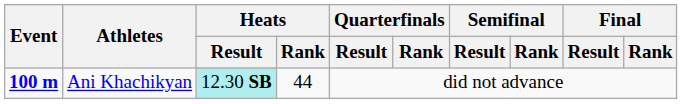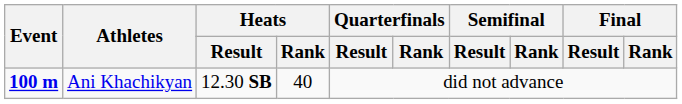(236, 83) paleturquoise background -> (236, 83) no background
(303, 83) 44 -> (303, 83) 40
